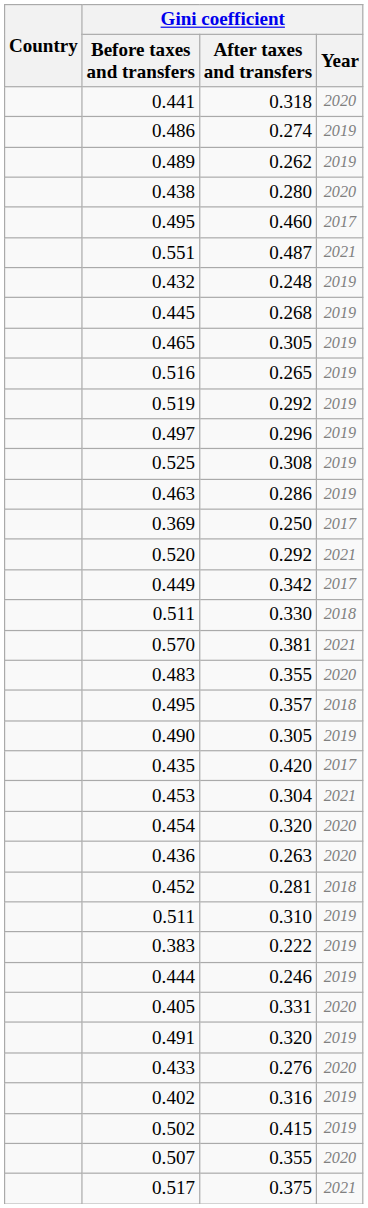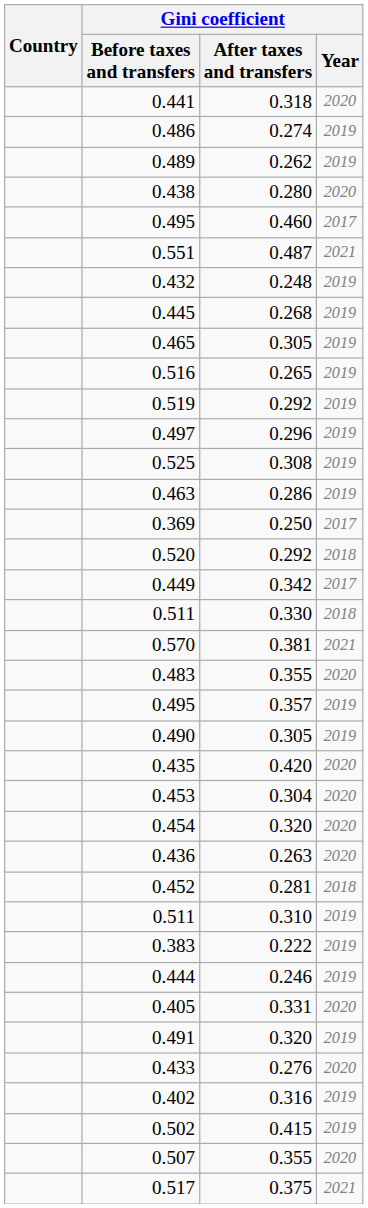(340, 554) 2021 -> (340, 554) 2018
(340, 705) 2018 -> (340, 705) 2019
(340, 765) 2017 -> (340, 765) 2020
(340, 795) 2021 -> (340, 795) 2020
